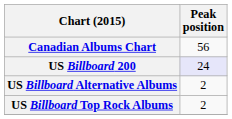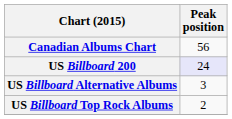(203, 85) 2 -> (203, 85) 3
